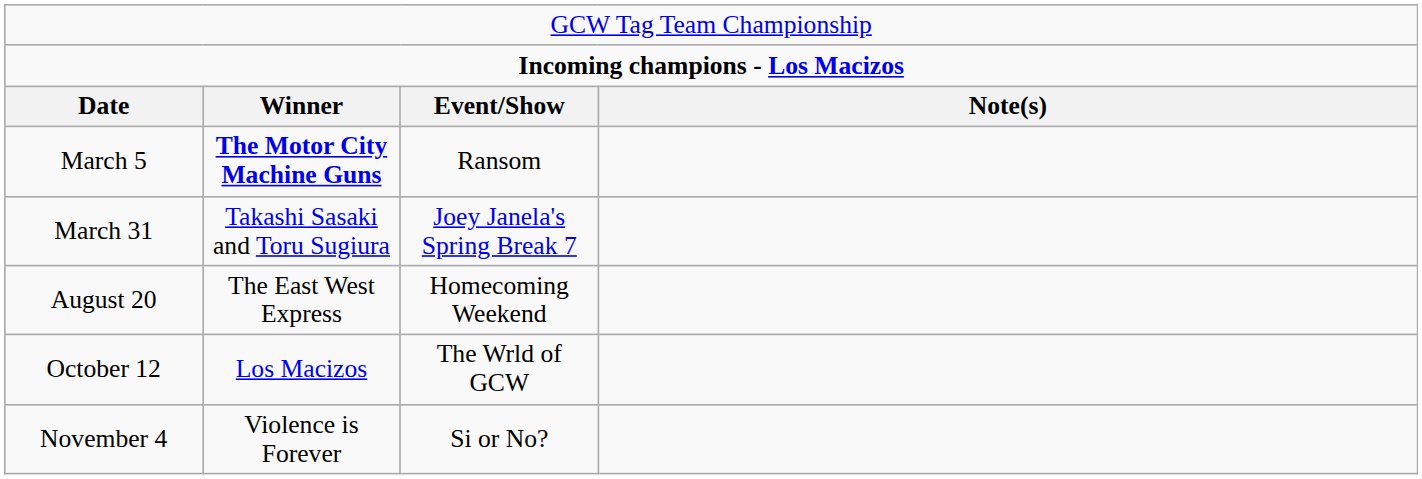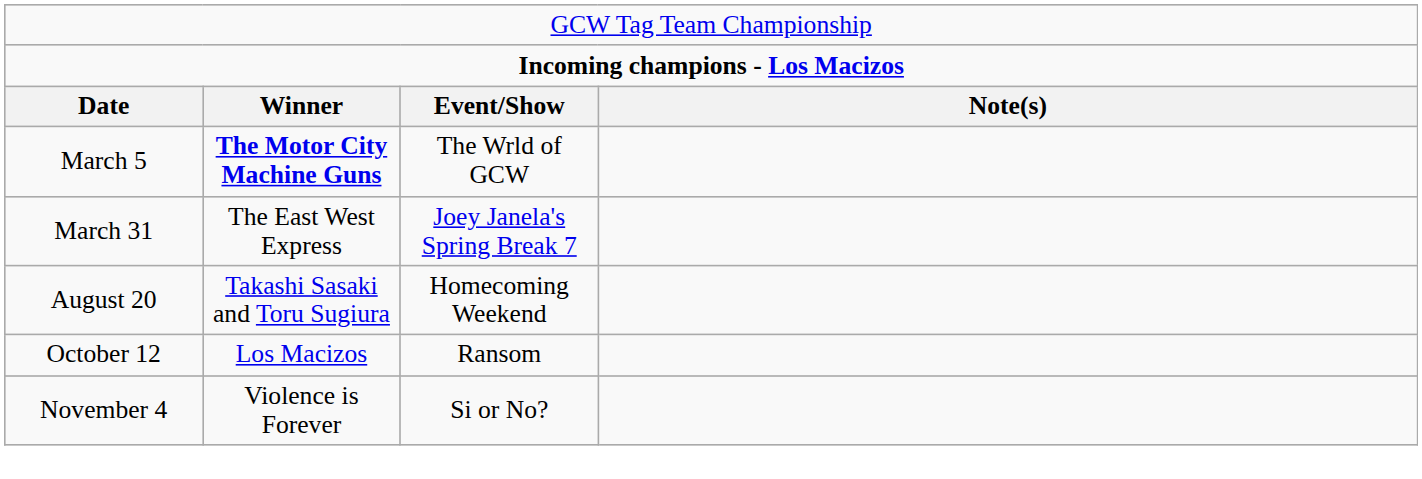(499, 161) Ransom -> (499, 160) The Wrld of GCW
(301, 230) Takashi Sasaki and Toru Sugiura -> (301, 230) The East West Express
(301, 299) The East West Express -> (301, 299) Takashi Sasaki and Toru Sugiura
(499, 369) The Wrld of GCW -> (499, 354) Ransom
